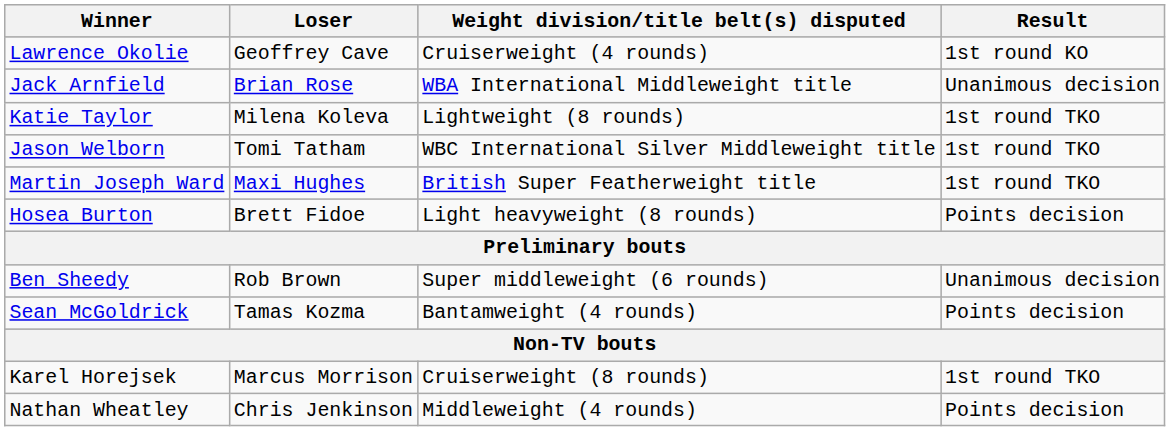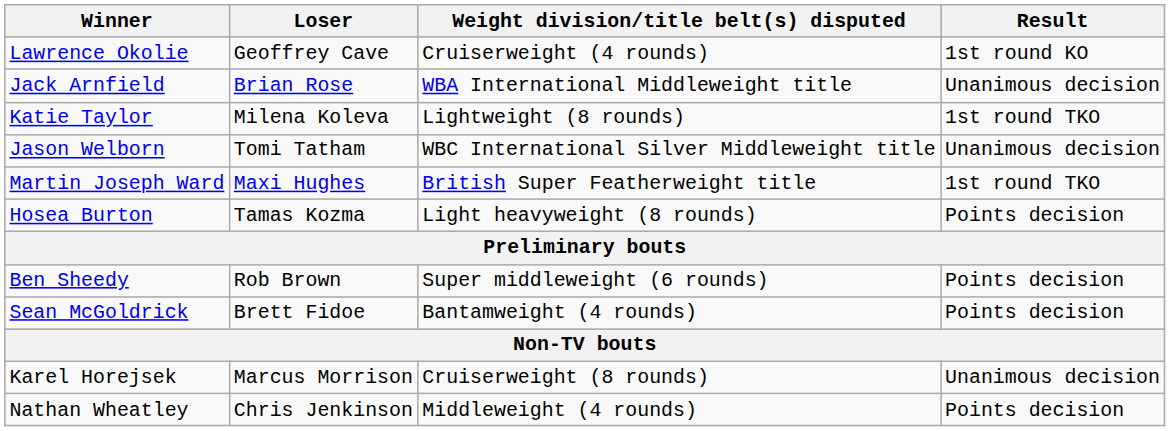(1023, 151) 1st round TKO -> (1053, 151) Unanimous decision
(299, 215) Brett Fidoe -> (299, 215) Tamas Kozma
(1053, 280) Unanimous decision -> (1035, 280) Points decision
(299, 313) Tamas Kozma -> (299, 313) Brett Fidoe
(1023, 378) 1st round TKO -> (1053, 378) Unanimous decision
